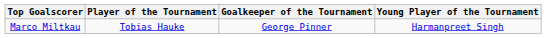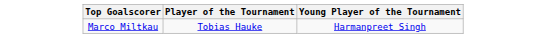- column: (297, 12)
